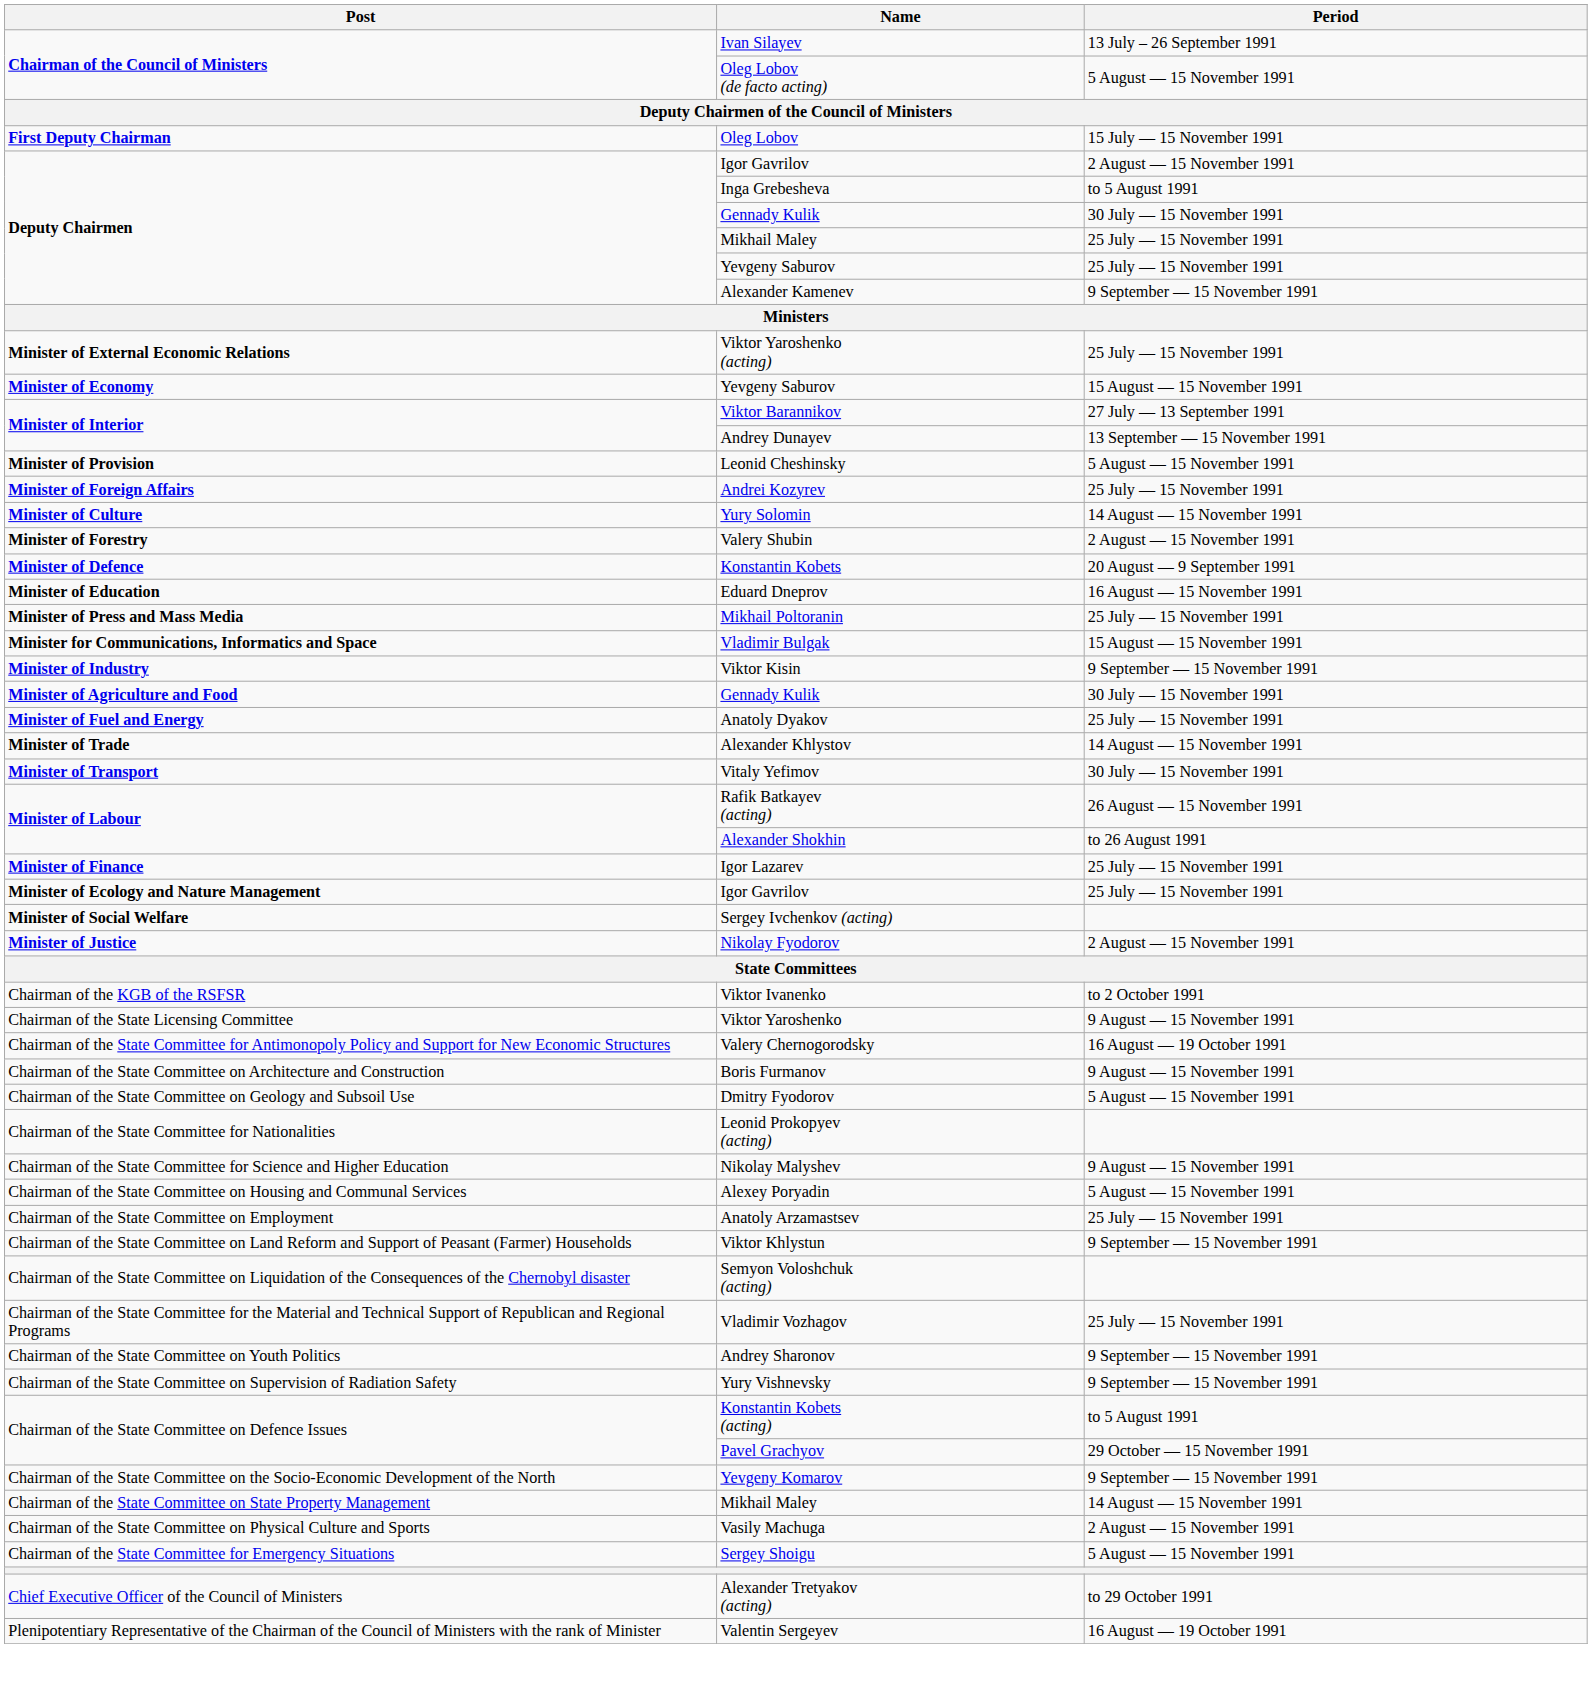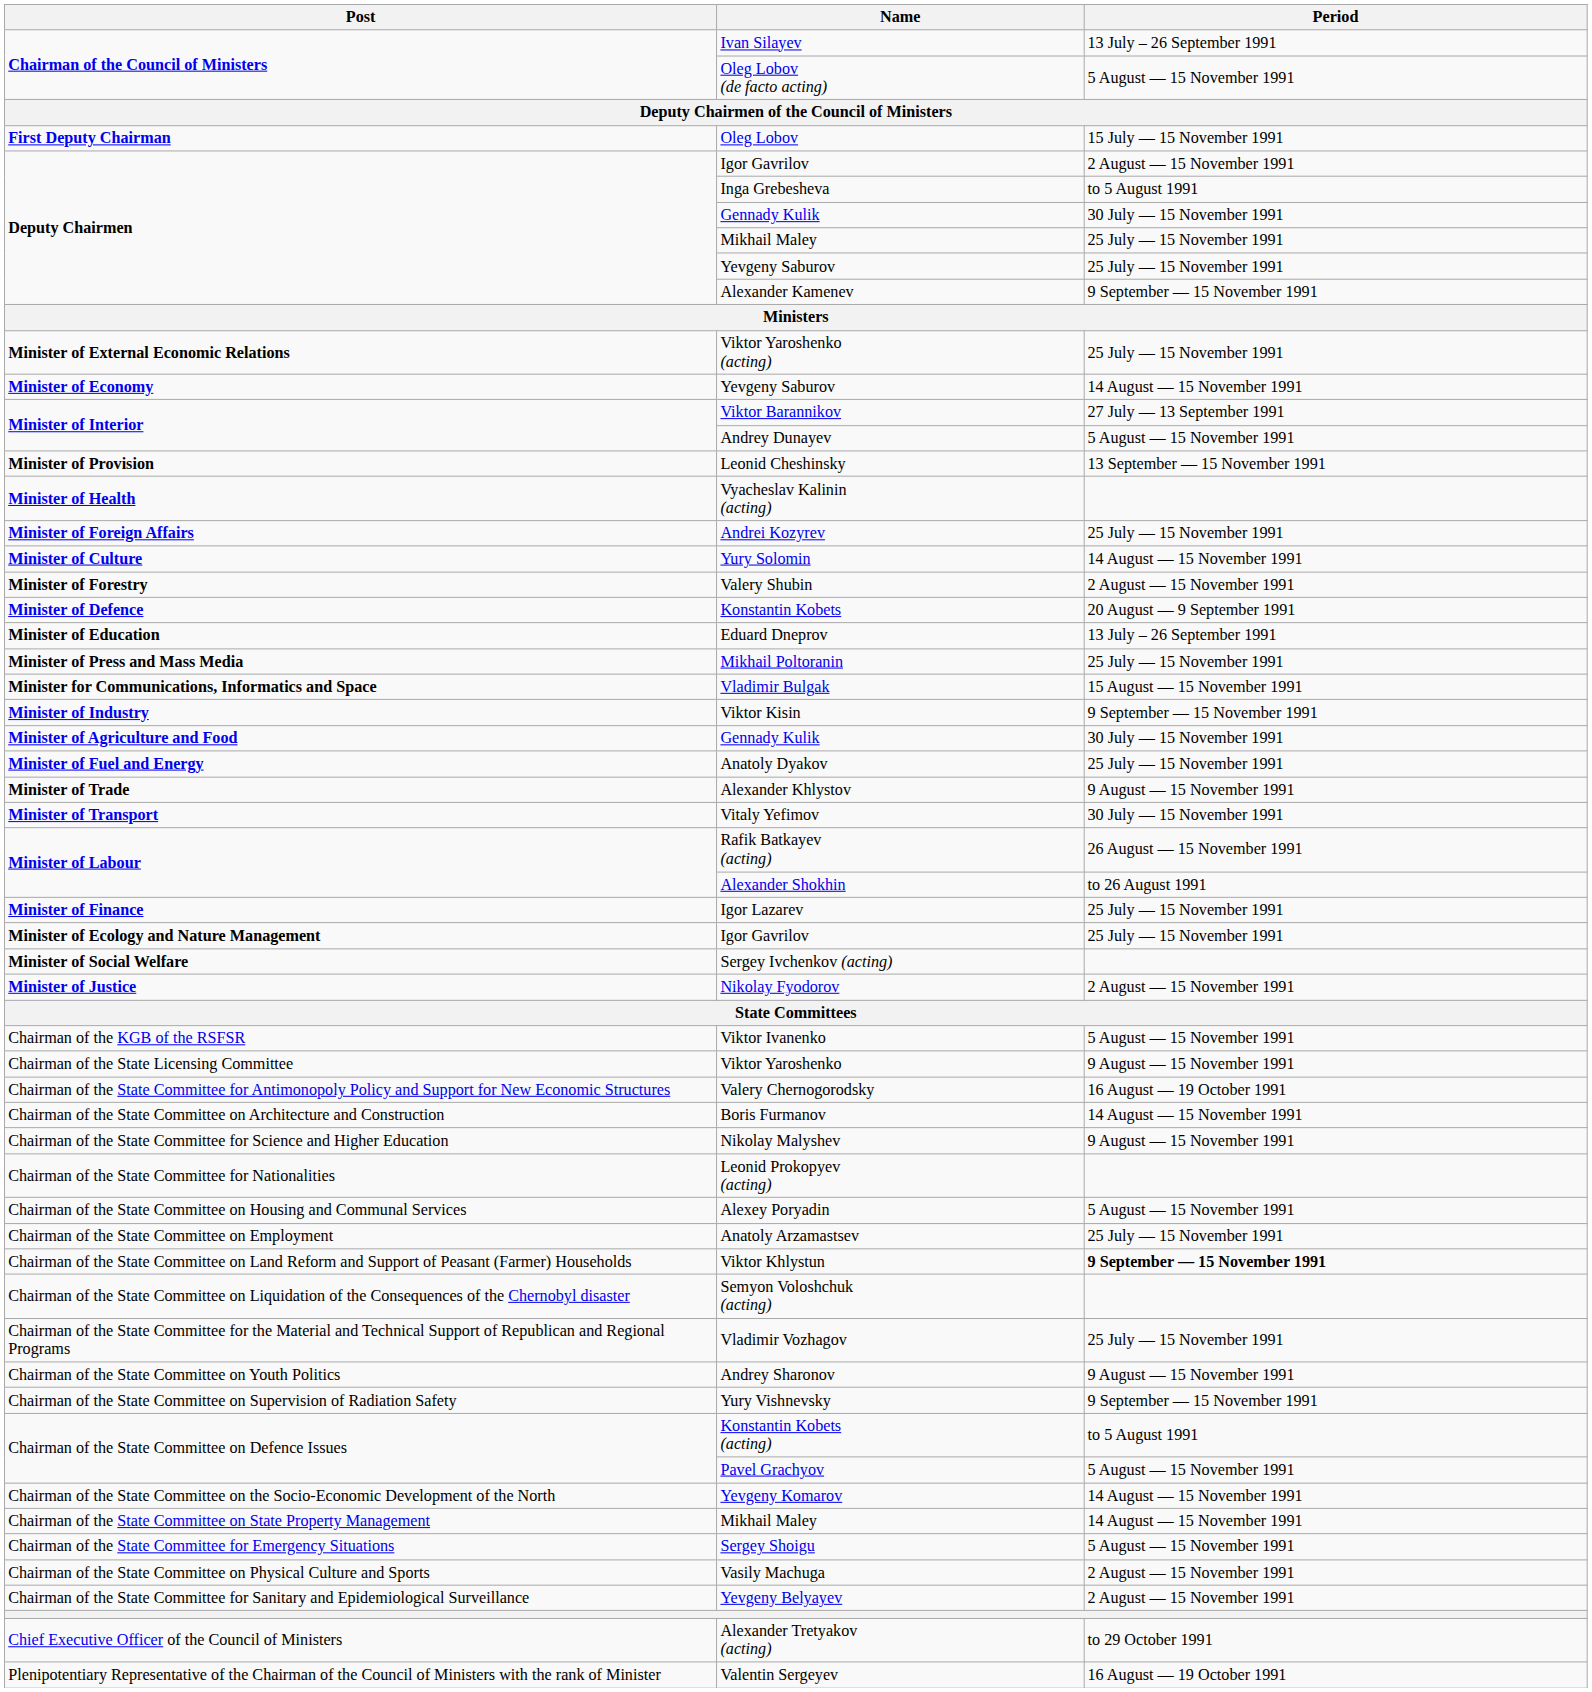(1195, 386) 15 August — 15 November 1991 -> (1195, 386) 14 August — 15 November 1991
(1207, 438) 13 September — 15 November 1991 -> (1191, 438) 5 August — 15 November 1991
(1191, 463) 5 August — 15 November 1991 -> (1207, 463) 13 September — 15 November 1991
+ row: (72, 498)
(1195, 591) 16 August — 15 November 1991 -> (1182, 635) 13 July – 26 September 1991
(1195, 745) 14 August — 15 November 1991 -> (1191, 789) 9 August — 15 November 1991
(1146, 994) to 2 October 1991 -> (1191, 1038) 5 August — 15 November 1991
(1191, 1071) 9 August — 15 November 1991 -> (1195, 1115) 14 August — 15 November 1991
- row: (211, 1097)
rows swapped: (228, 1166) <-> (172, 1131)
(1203, 1243) normal -> (1207, 1261) bold
(1203, 1356) 9 September — 15 November 1991 -> (1191, 1374) 9 August — 15 November 1991
(1198, 1451) 29 October — 15 November 1991 -> (1191, 1469) 5 August — 15 November 1991
(1203, 1477) 9 September — 15 November 1991 -> (1195, 1495) 14 August — 15 November 1991
rows swapped: (219, 1528) <-> (201, 1554)
+ row: (269, 1597)
